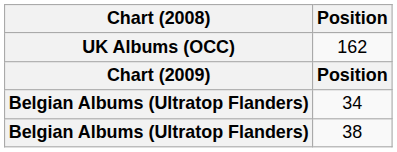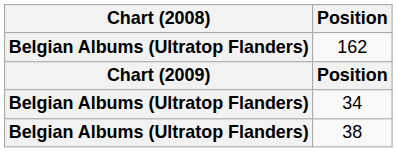(159, 47) UK Albums (OCC) -> (159, 47) Belgian Albums (Ultratop Flanders)
